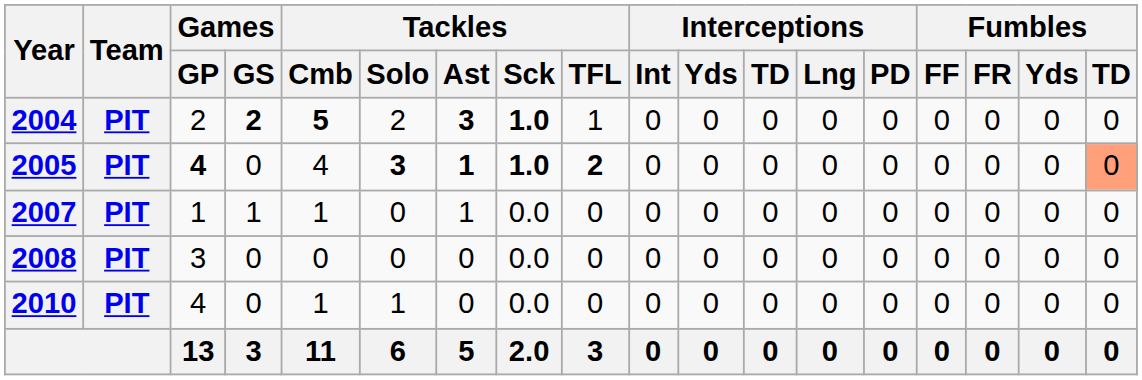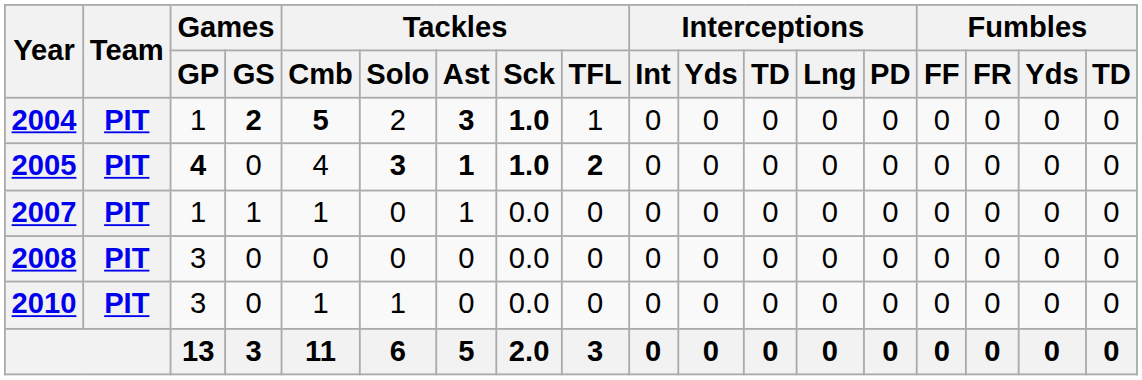(198, 119) 2 -> (198, 119) 1
(1111, 166) lightsalmon background -> (1111, 166) no background
(198, 304) 4 -> (198, 304) 3
